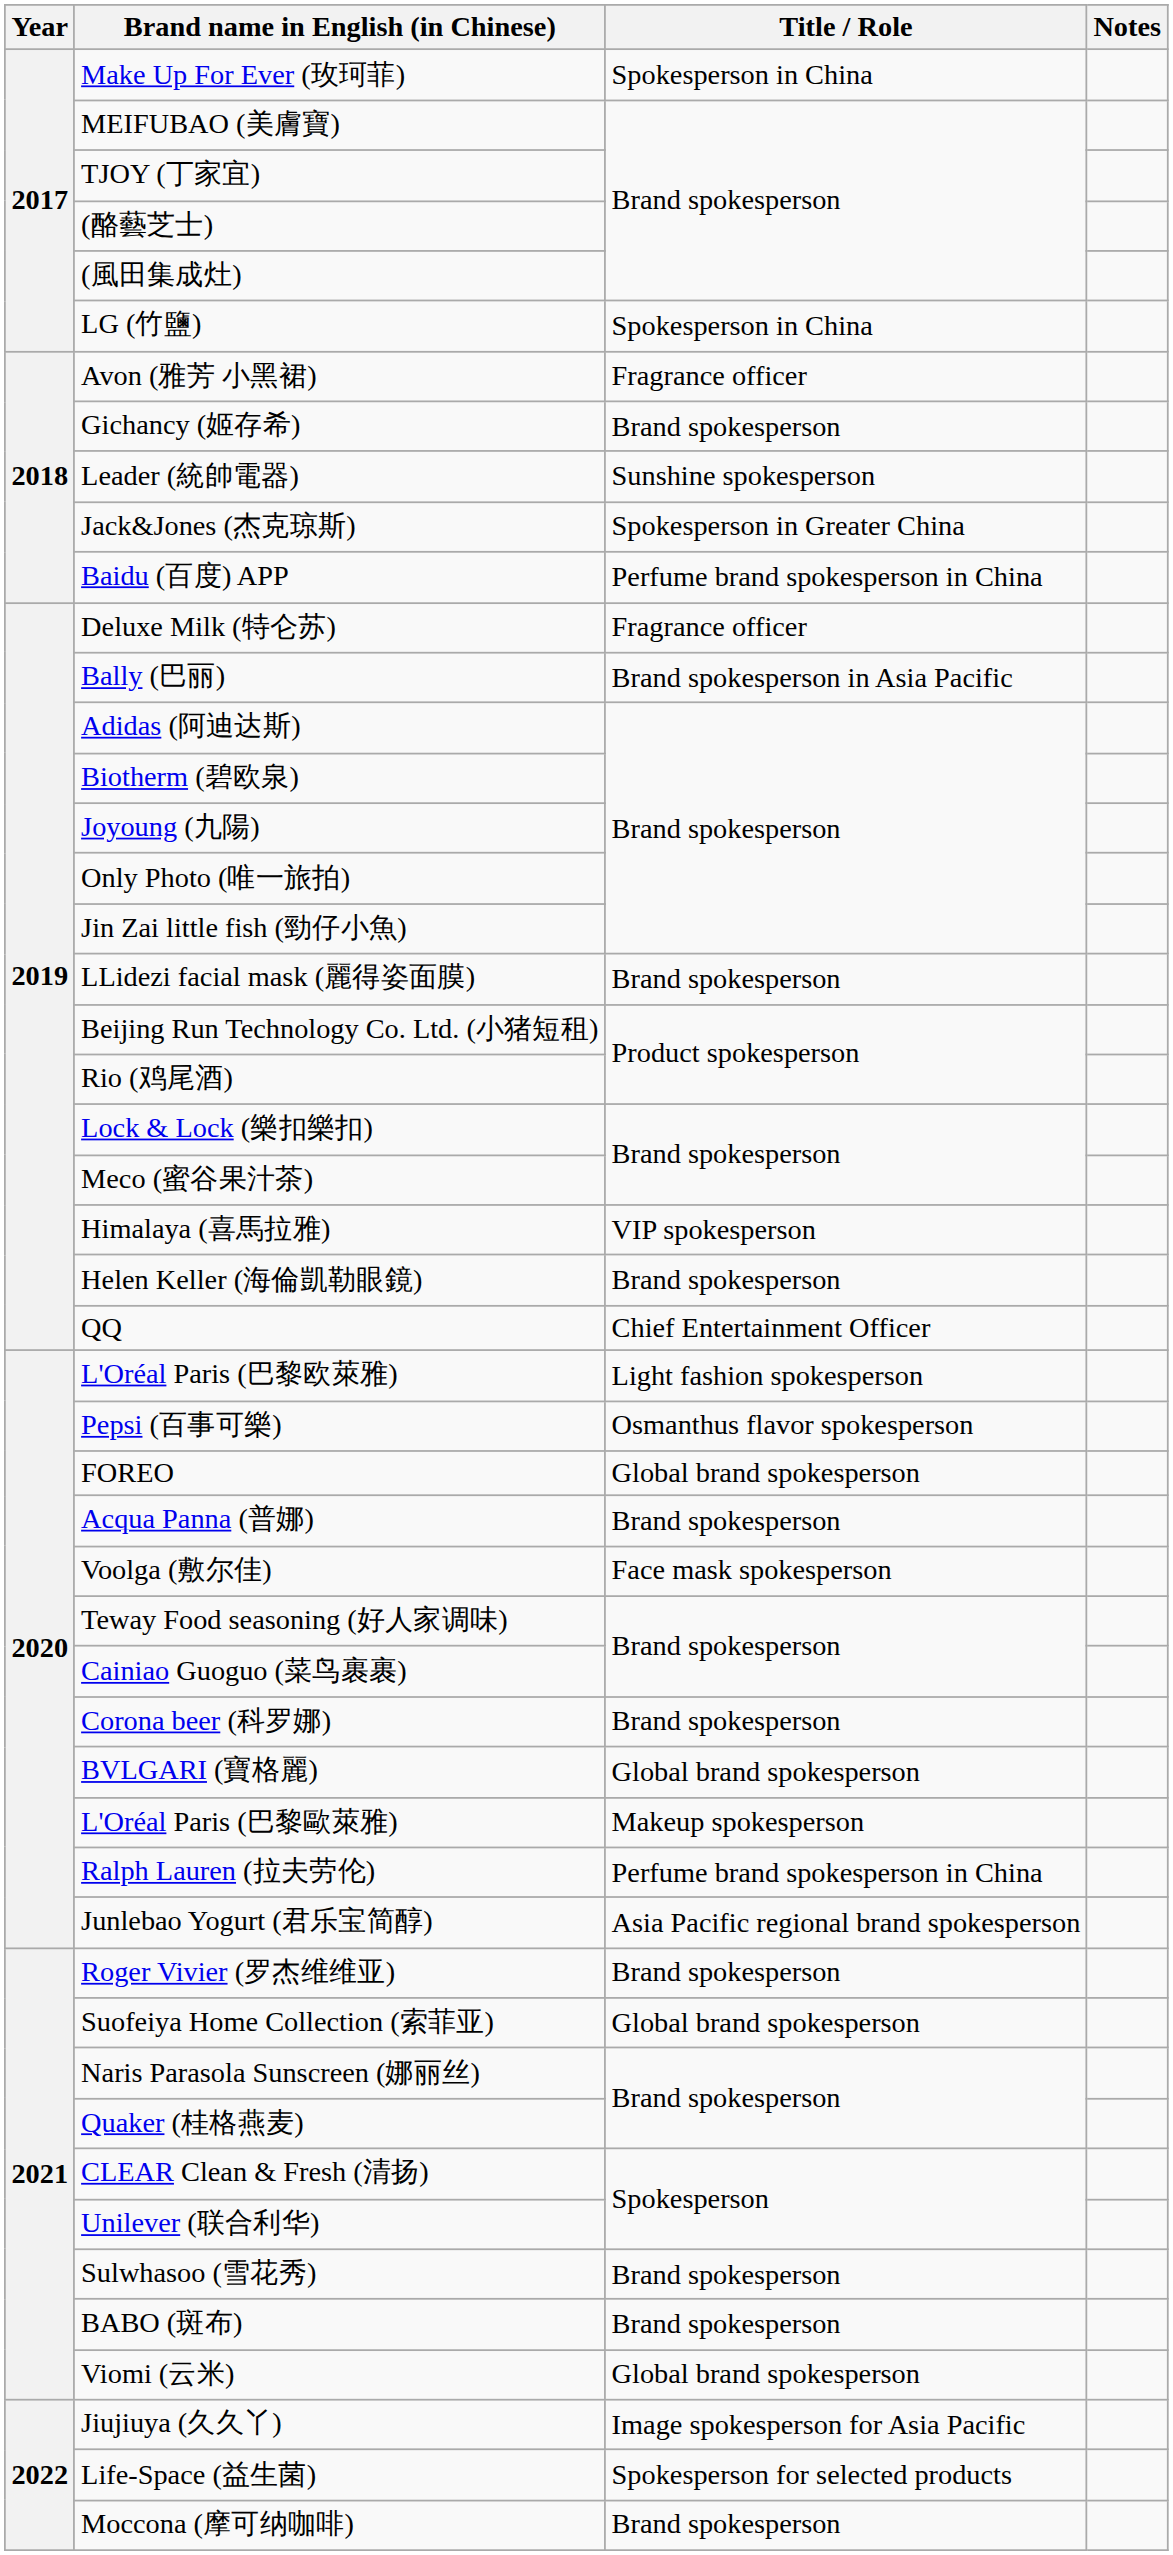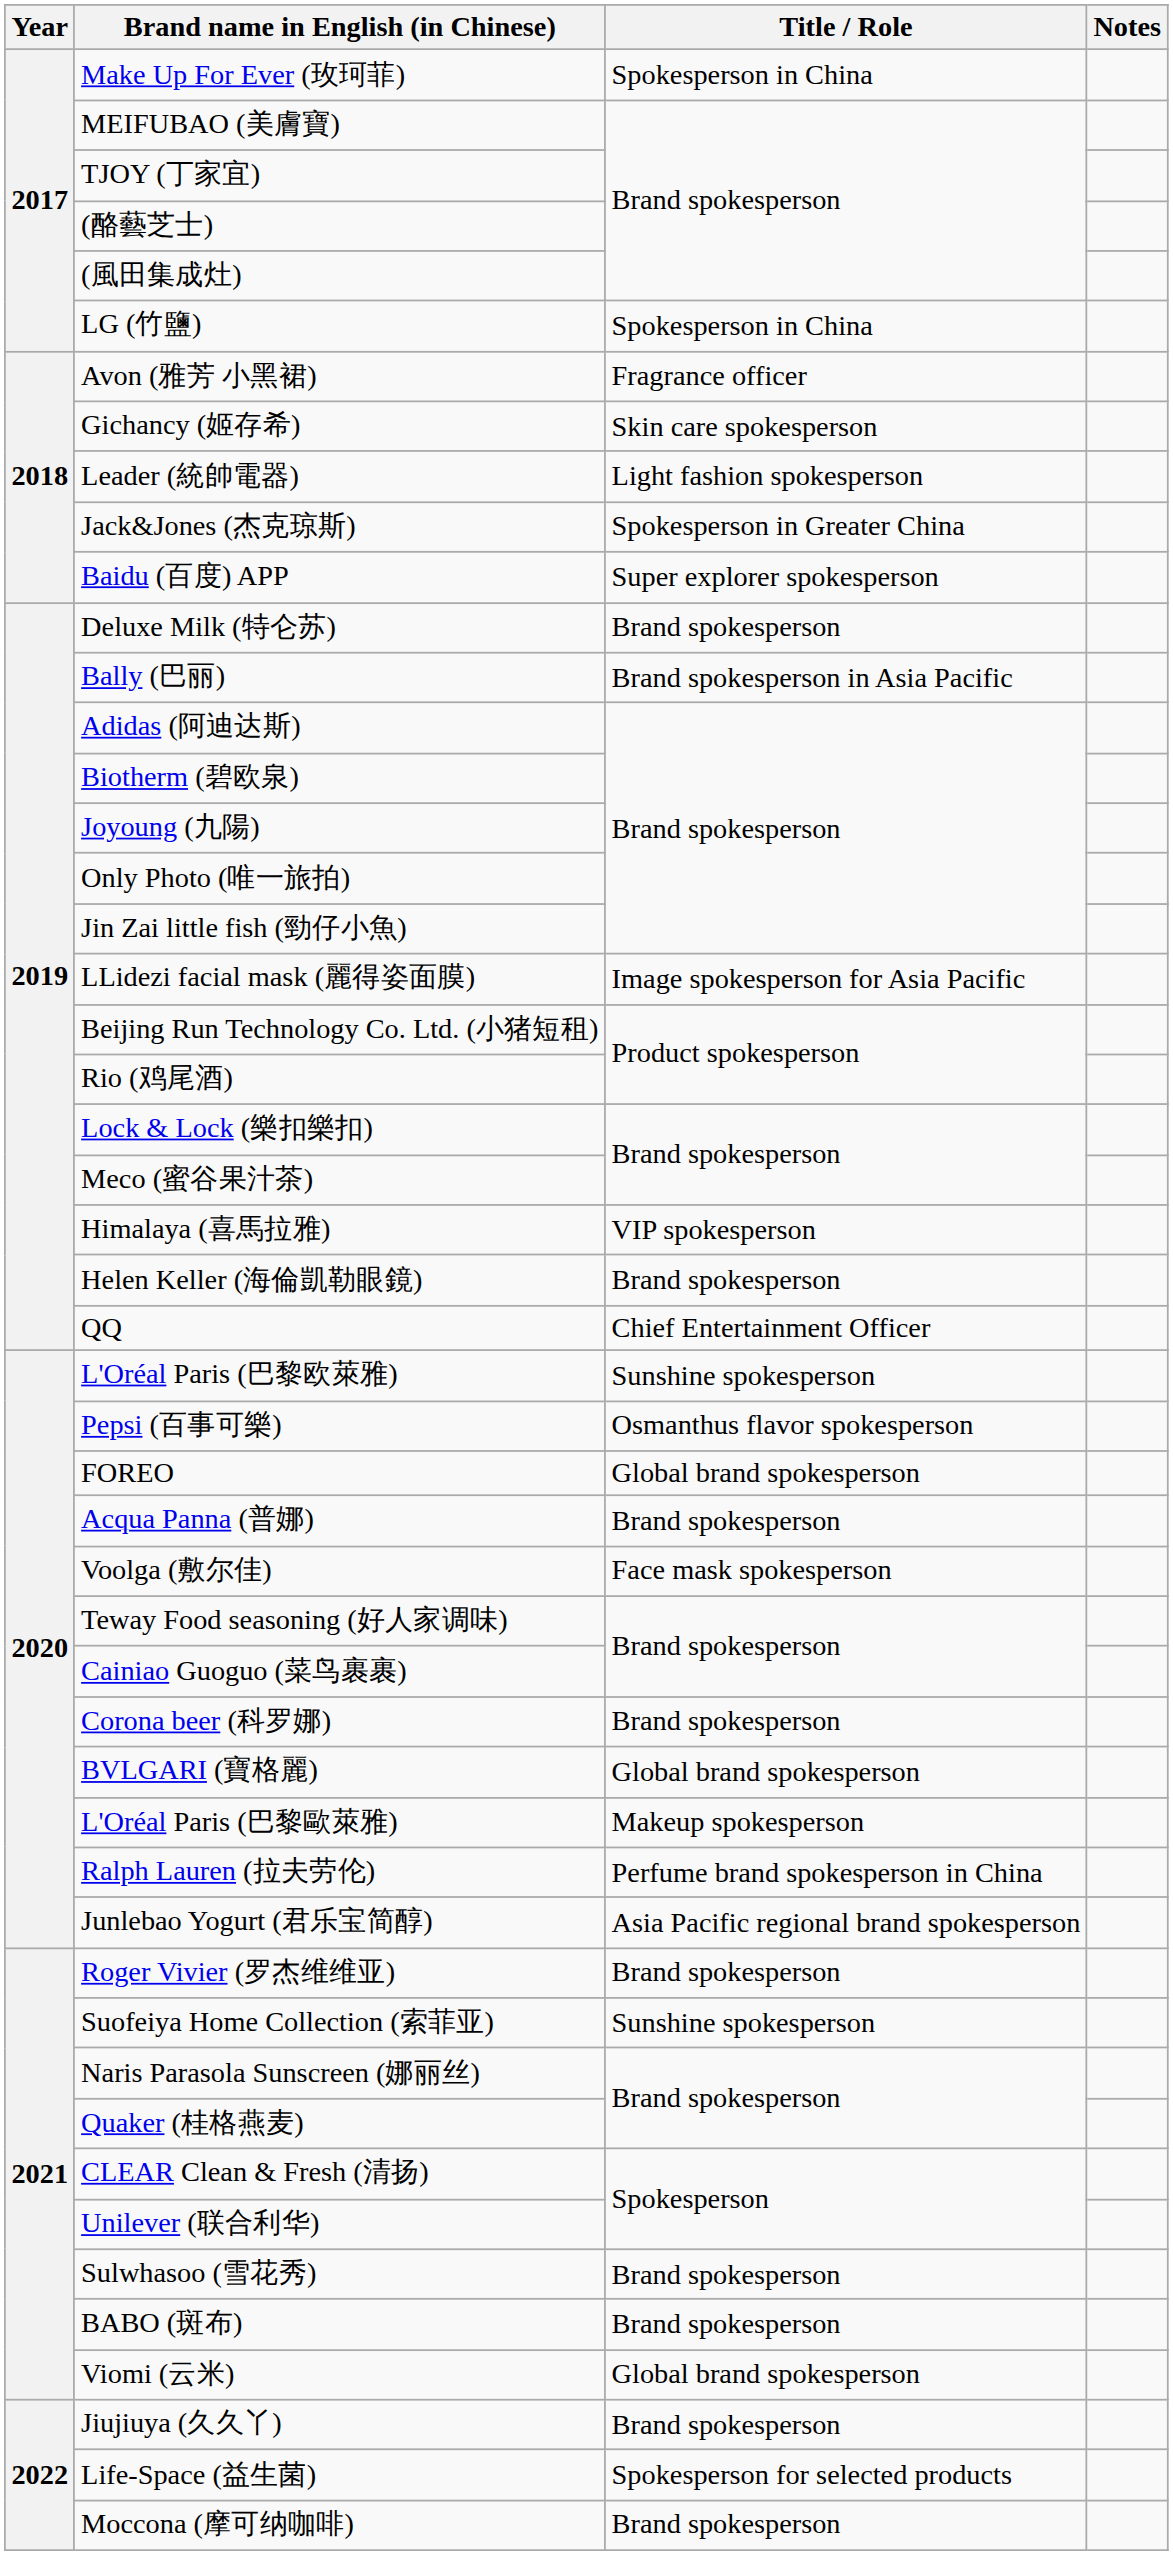(726, 426) Brand spokesperson -> (745, 426) Skin care spokesperson
(743, 476) Sunshine spokesperson -> (767, 476) Light fashion spokesperson
(827, 576) Perfume brand spokesperson in China -> (775, 576) Super explorer spokesperson
(709, 626) Fragrance officer -> (726, 626) Brand spokesperson
(726, 978) Brand spokesperson -> (818, 978) Image spokesperson for Asia Pacific
(767, 1375) Light fashion spokesperson -> (743, 1375) Sunshine spokesperson
(766, 2022) Global brand spokesperson -> (743, 2022) Sunshine spokesperson
(818, 2424) Image spokesperson for Asia Pacific -> (726, 2424) Brand spokesperson
